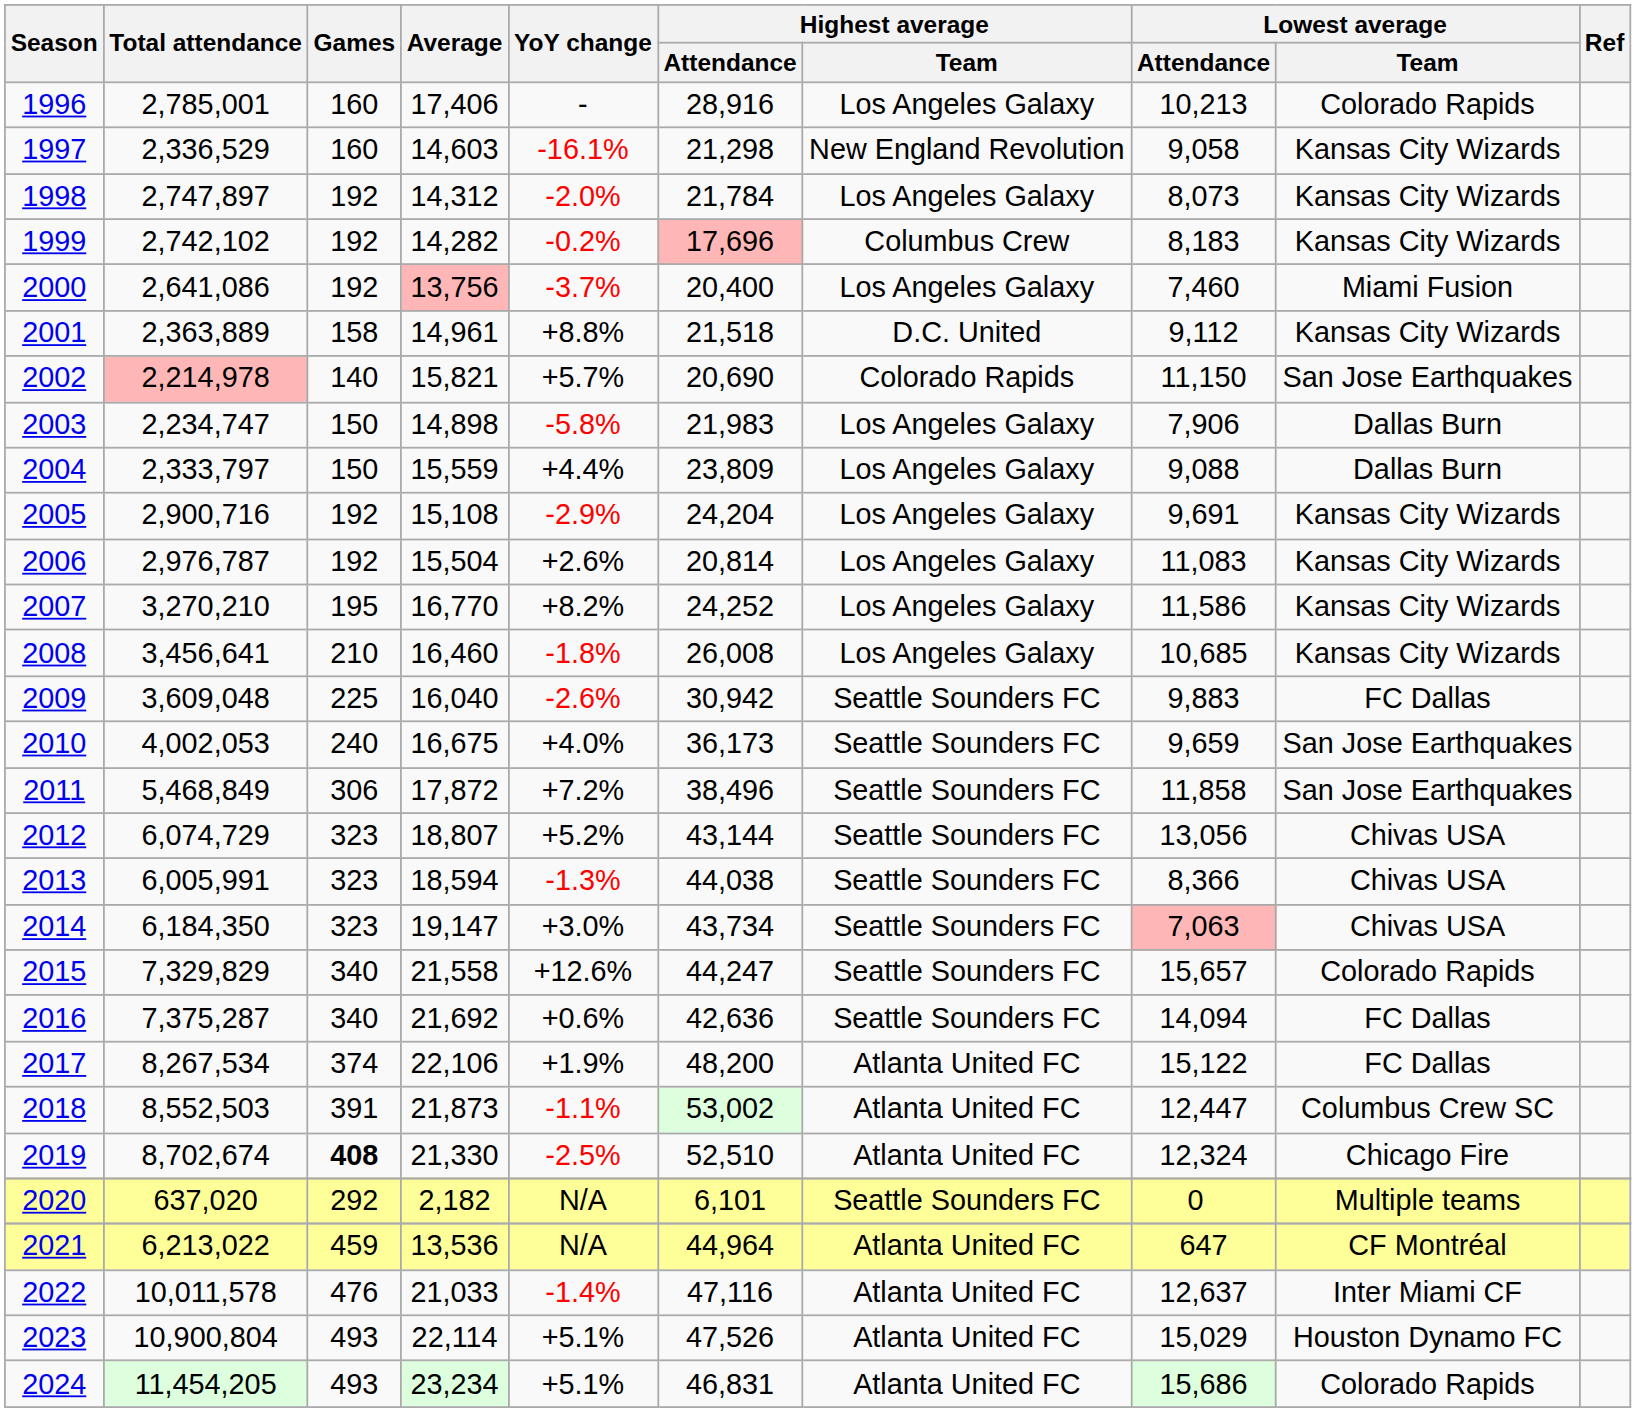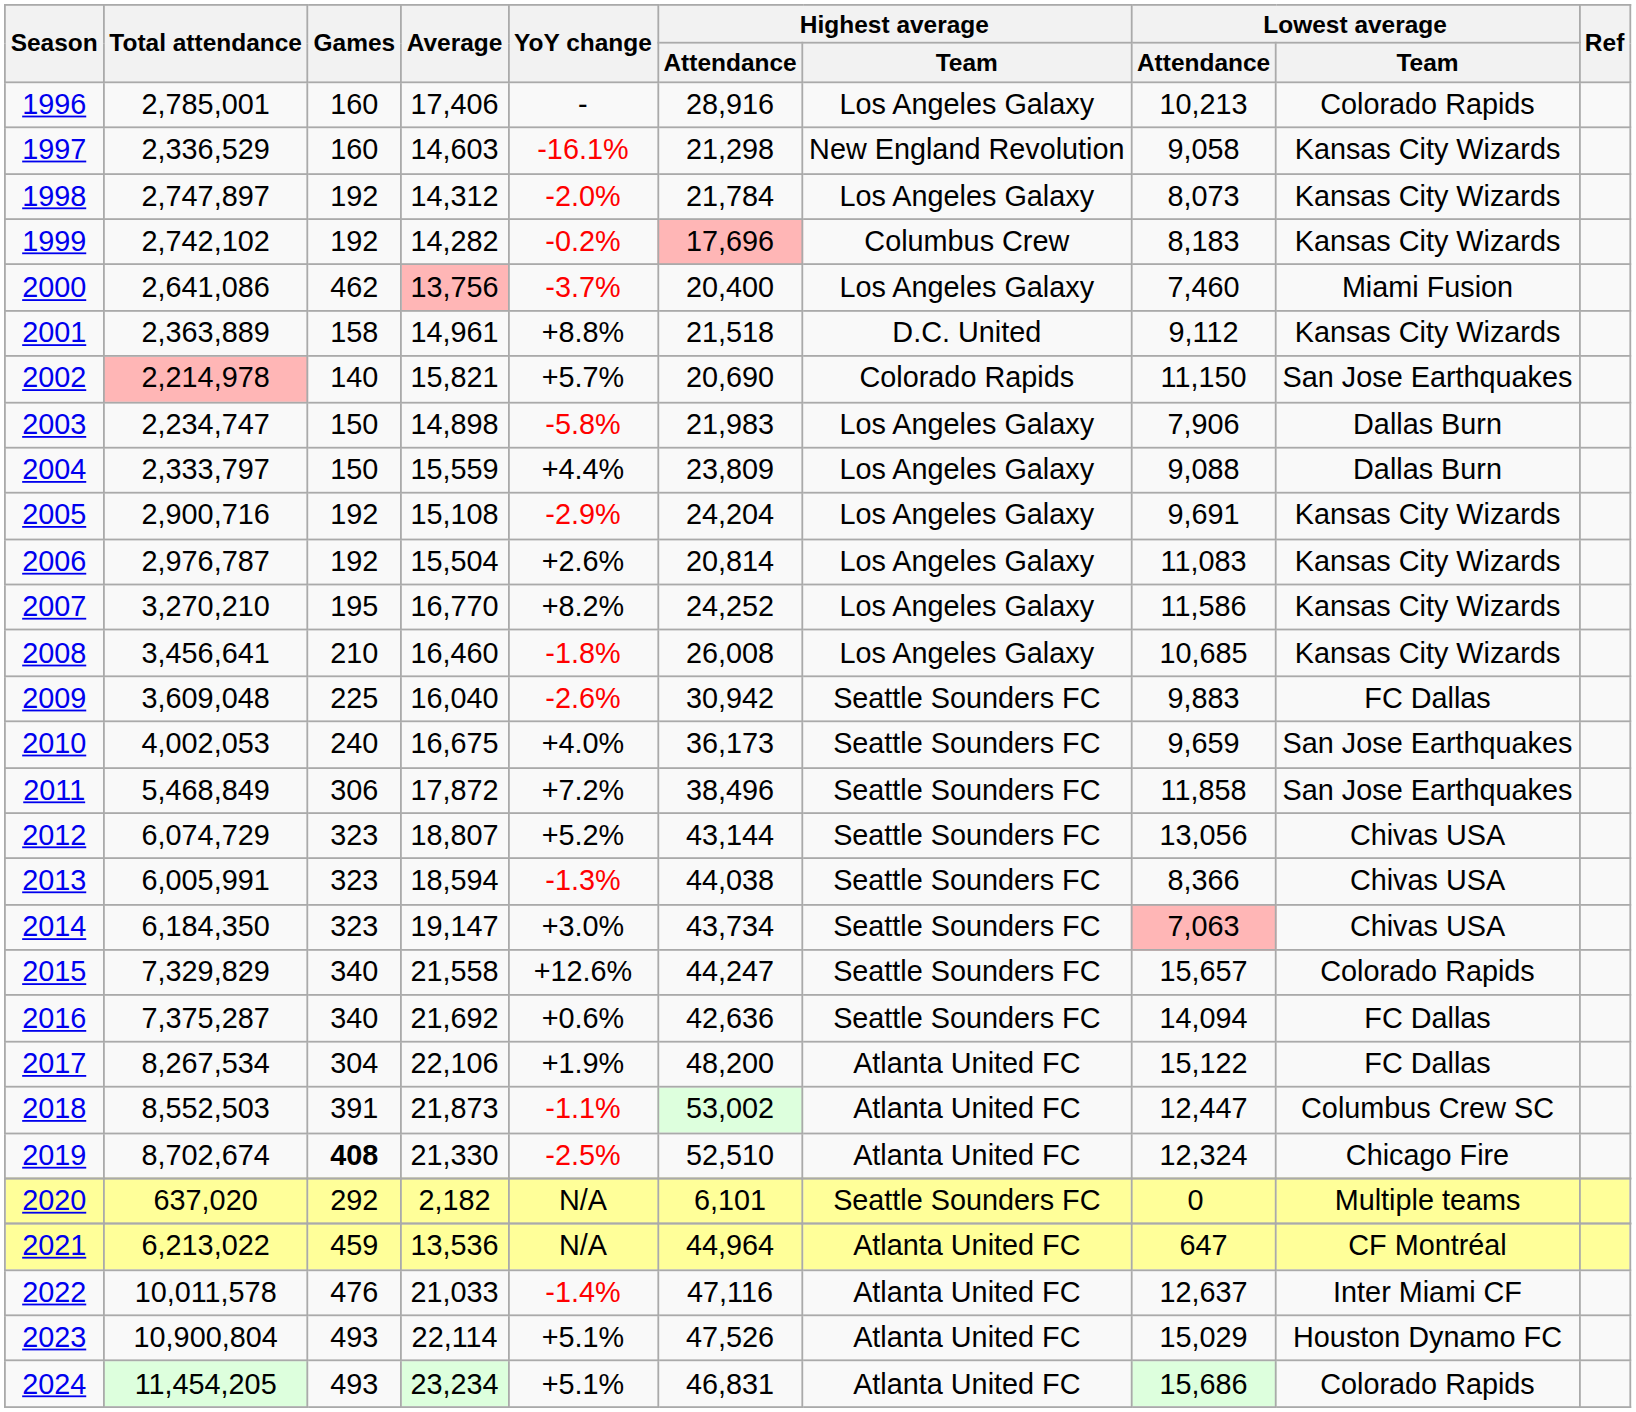(354, 287) 192 -> (354, 287) 462
(354, 1063) 374 -> (354, 1063) 304
